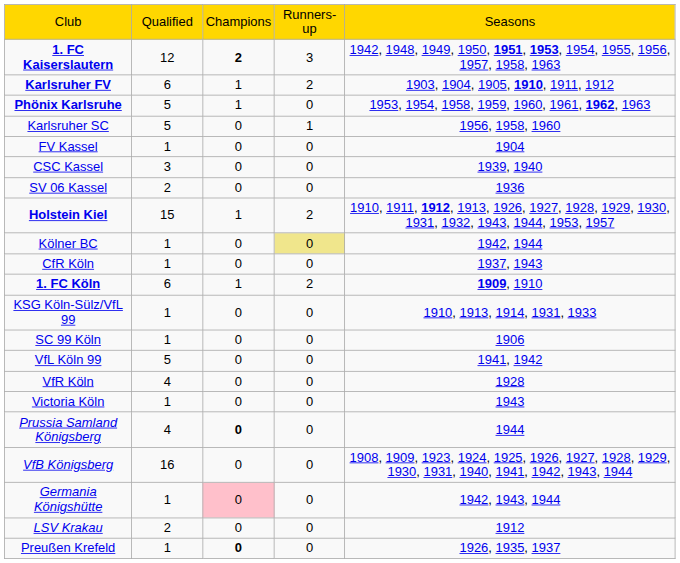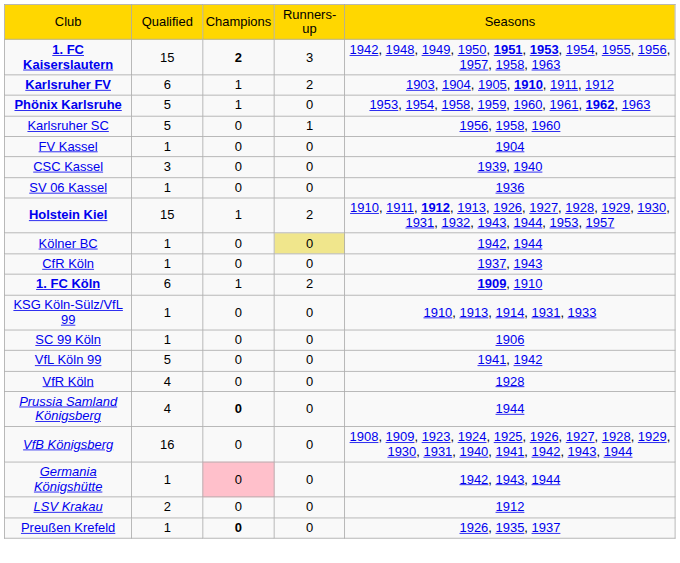(167, 57) 12 -> (167, 57) 15
(167, 187) 2 -> (167, 187) 1
- row: (68, 401)
